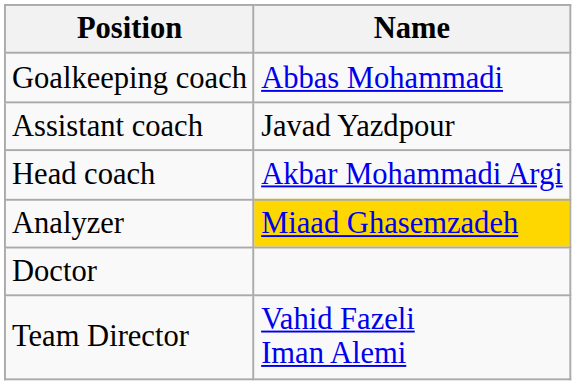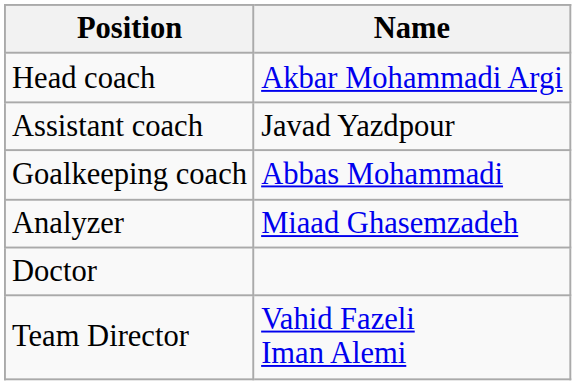rows swapped: (84, 174) <-> (130, 77)
(390, 222) gold background -> (390, 222) no background
